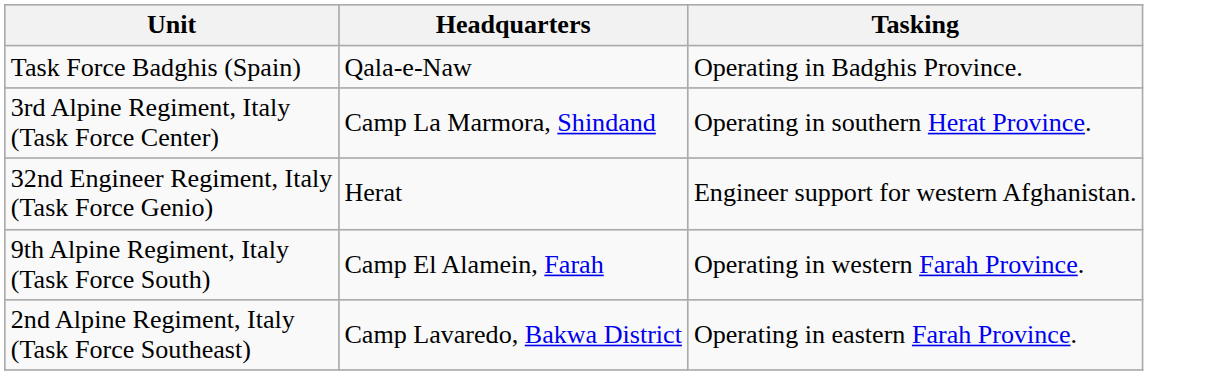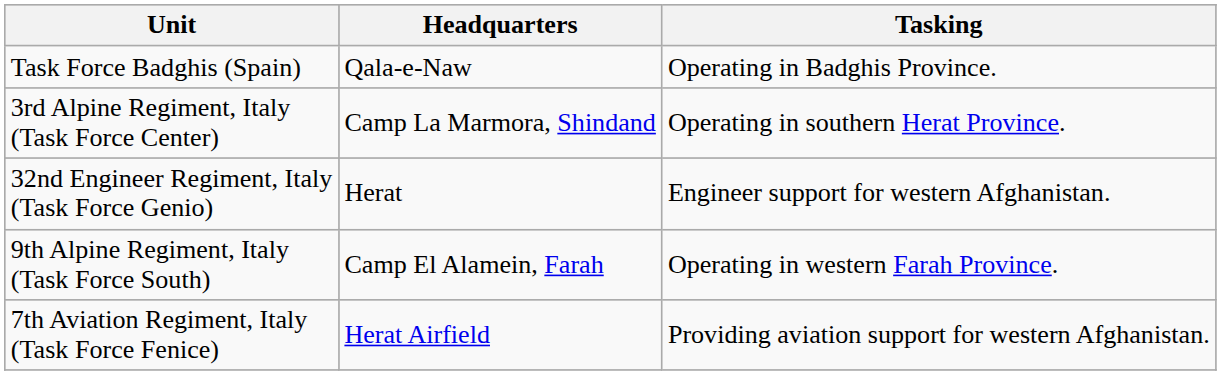- row: (153, 334)
+ row: (159, 334)
